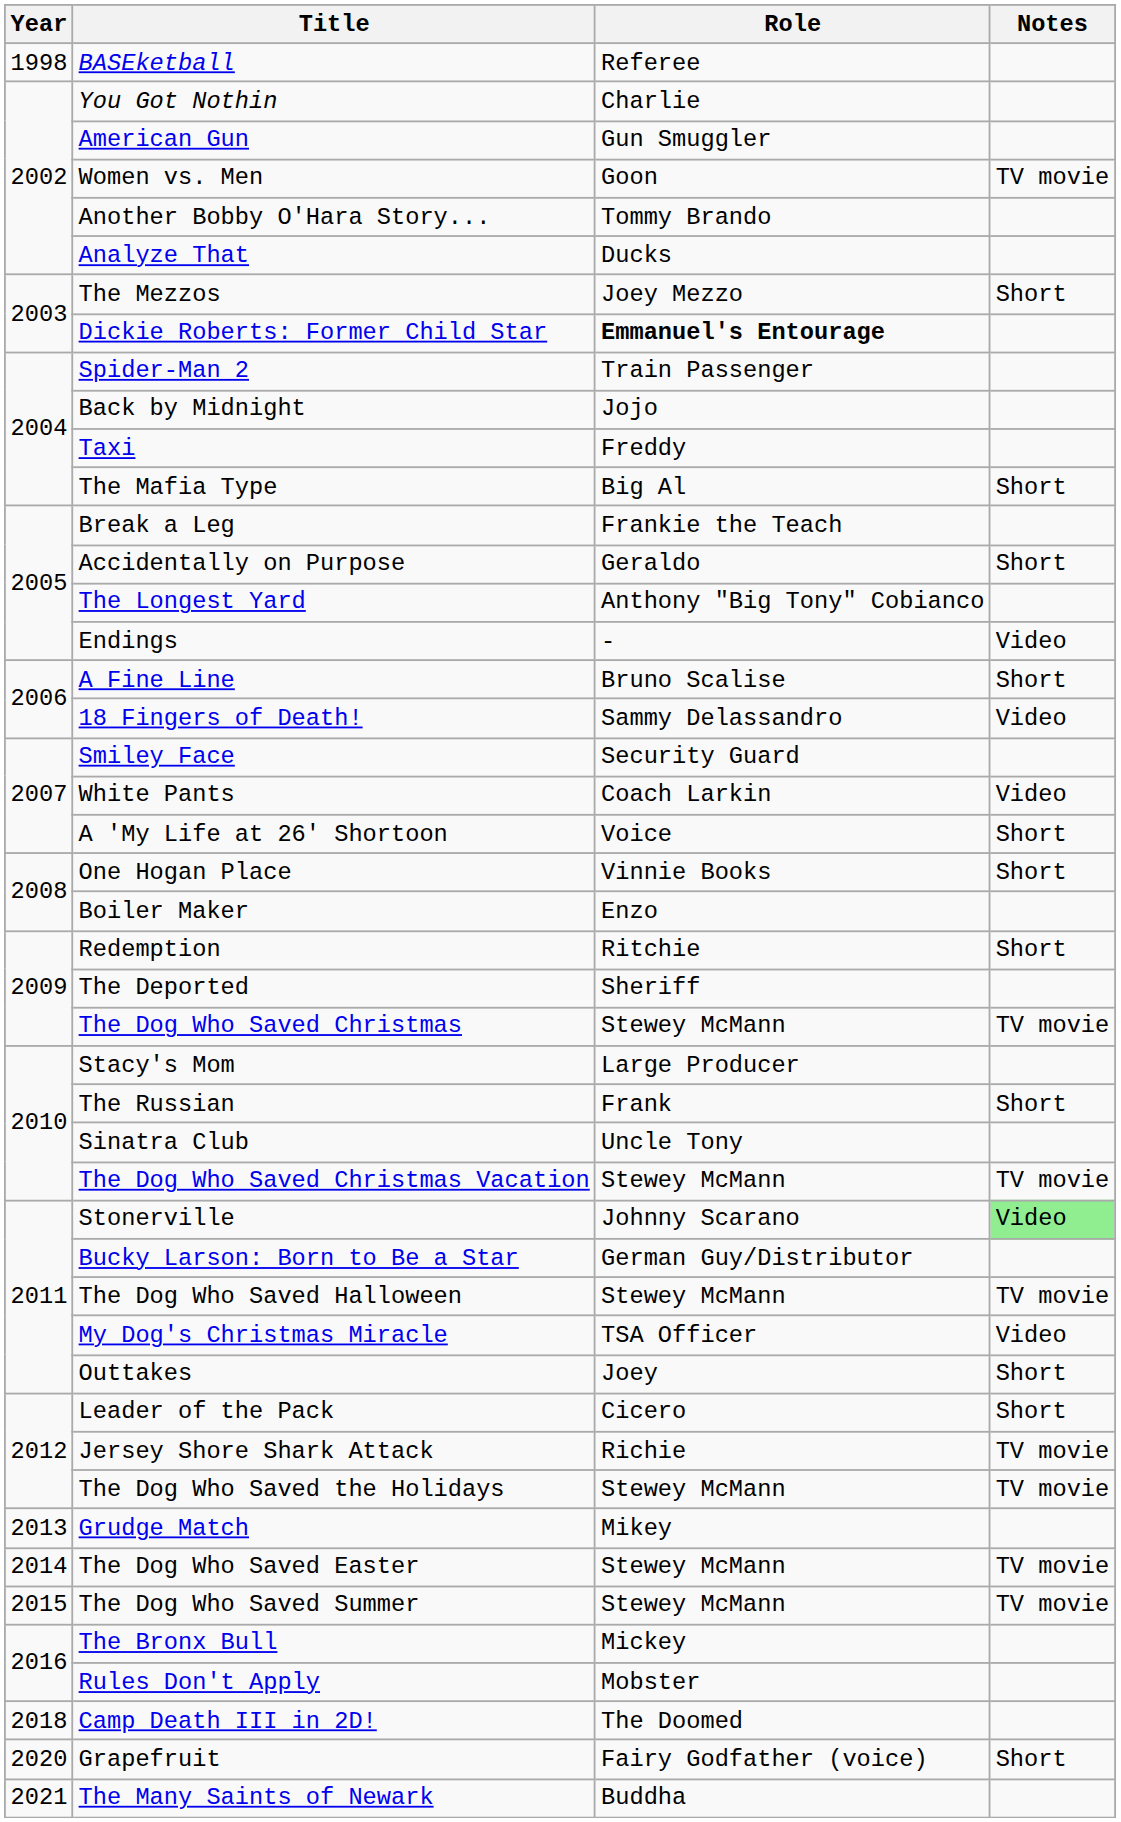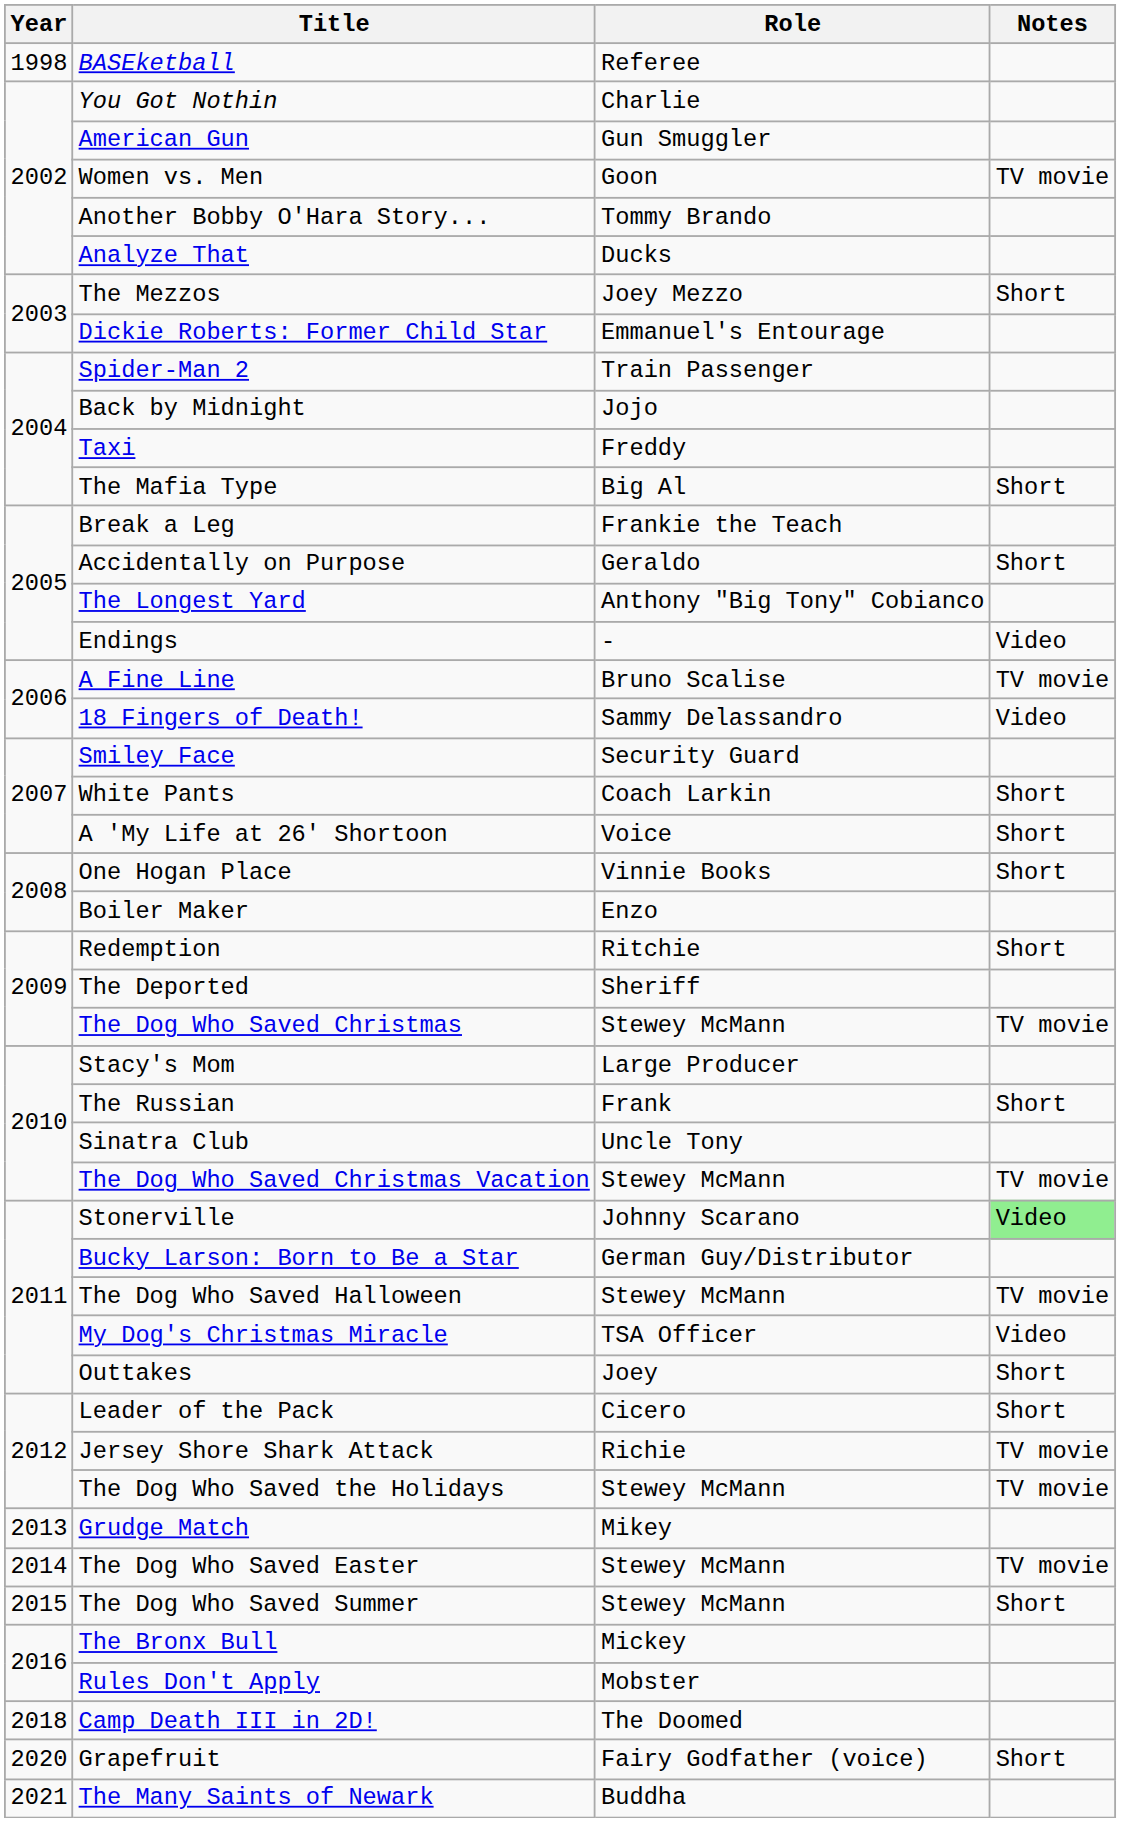(743, 333) bold -> (743, 333) normal
(1031, 680) Short -> (1052, 680) TV movie
(1031, 795) Video -> (1031, 795) Short
(1052, 1605) TV movie -> (1031, 1605) Short
